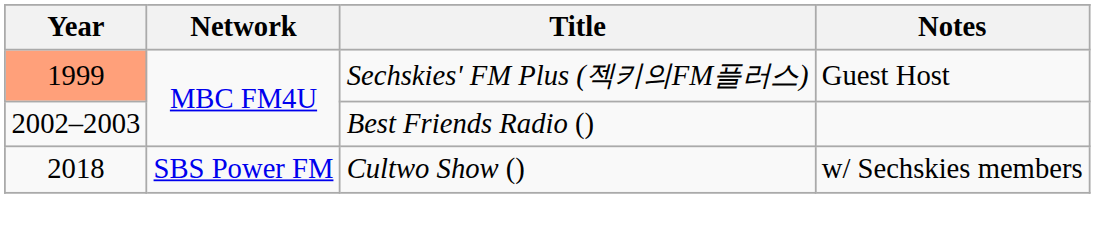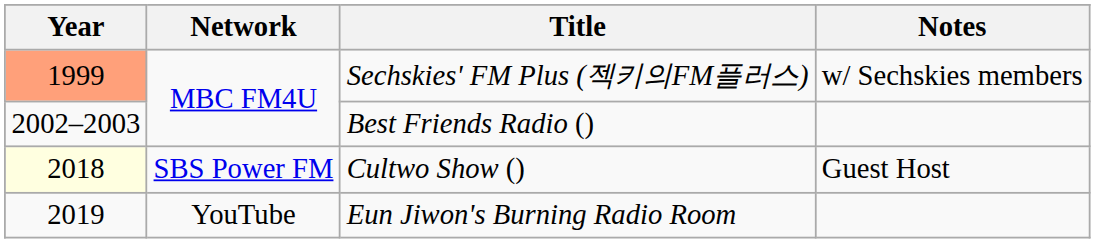(886, 75) Guest Host -> (952, 75) w/ Sechskies members
(76, 168) no background -> (76, 168) lightyellow background
(952, 168) w/ Sechskies members -> (886, 168) Guest Host
+ row: (541, 214)
